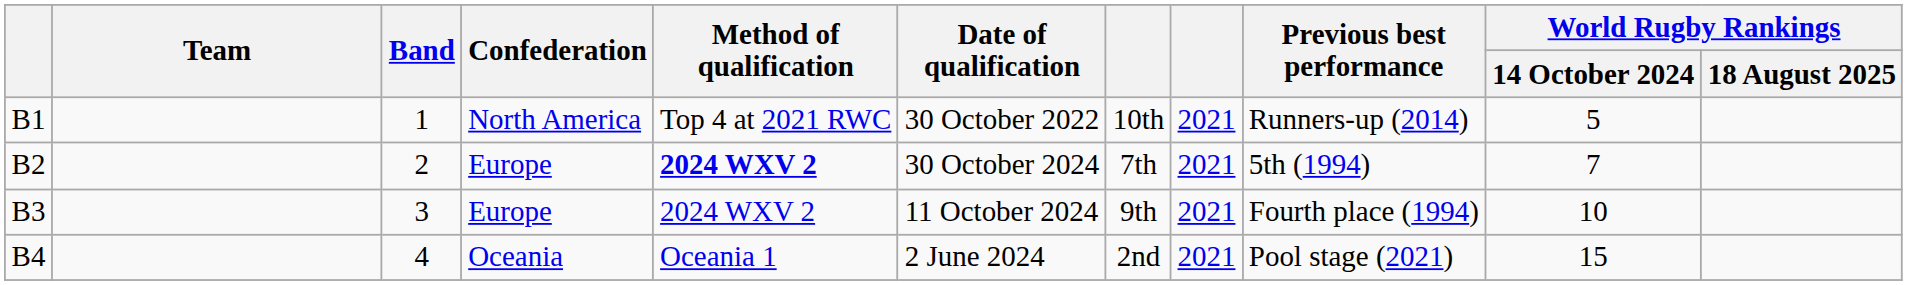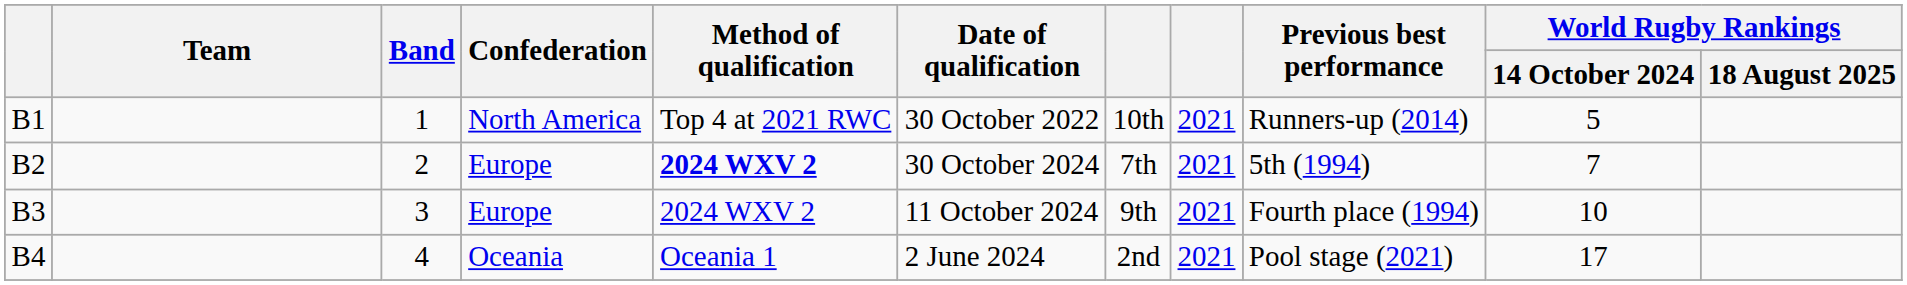(1593, 257) 15 -> (1593, 257) 17
